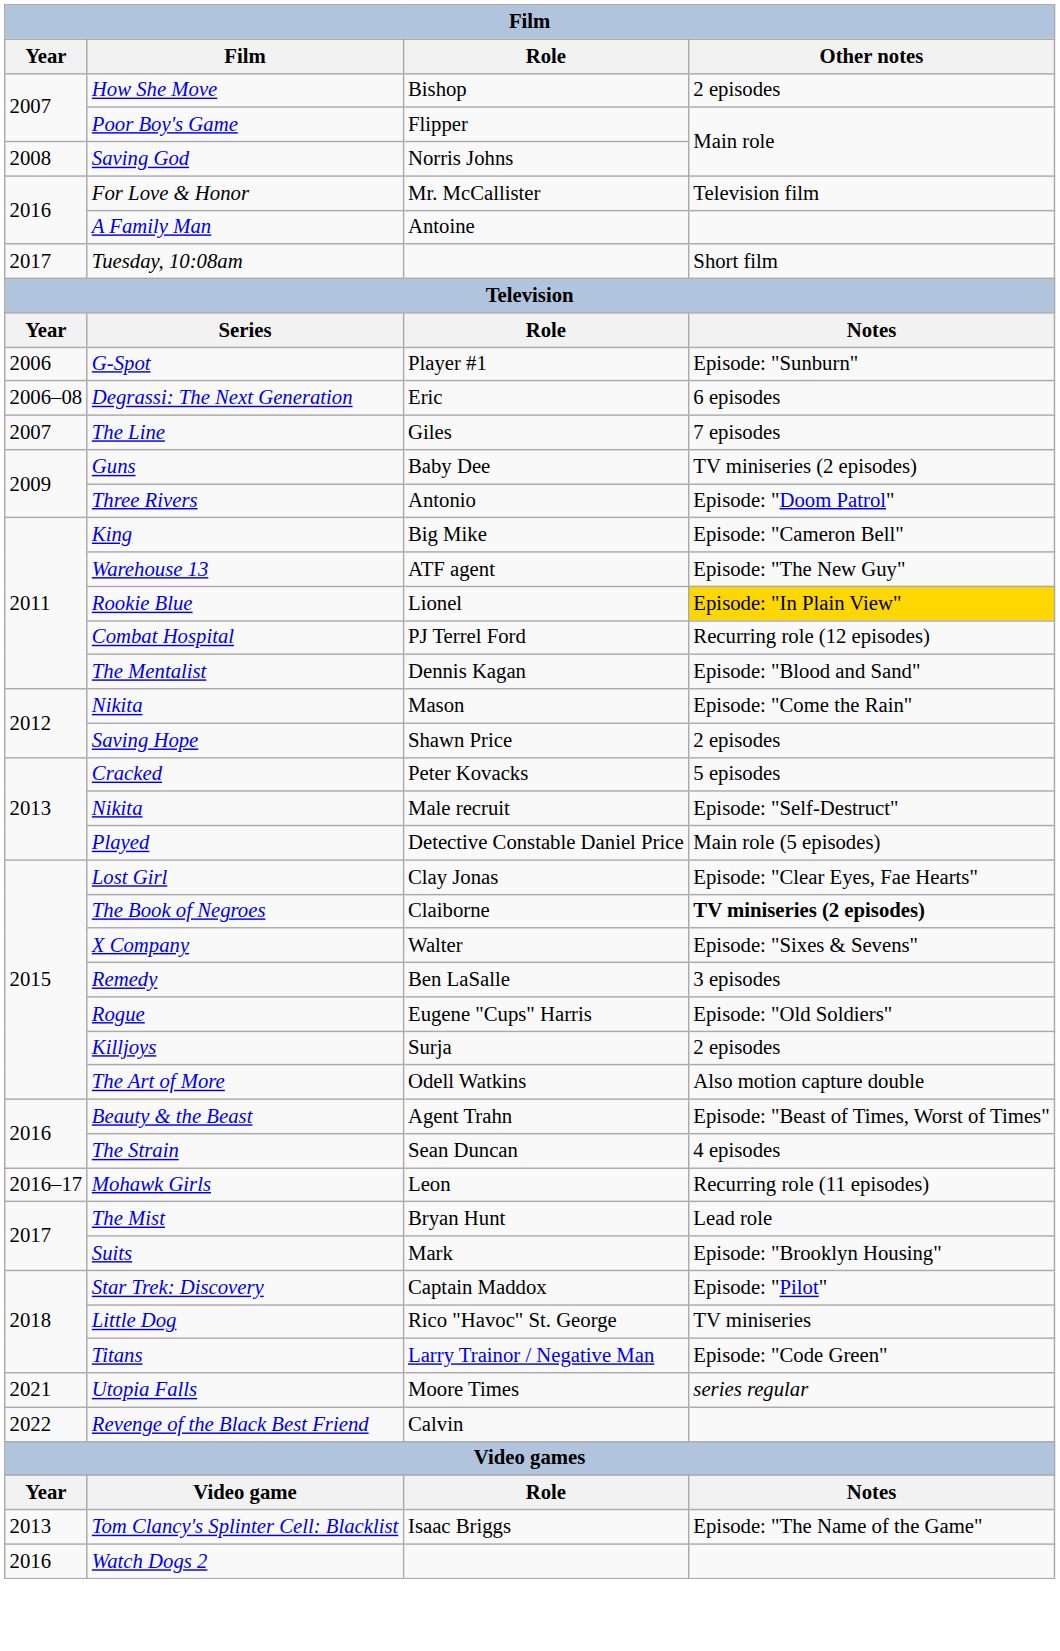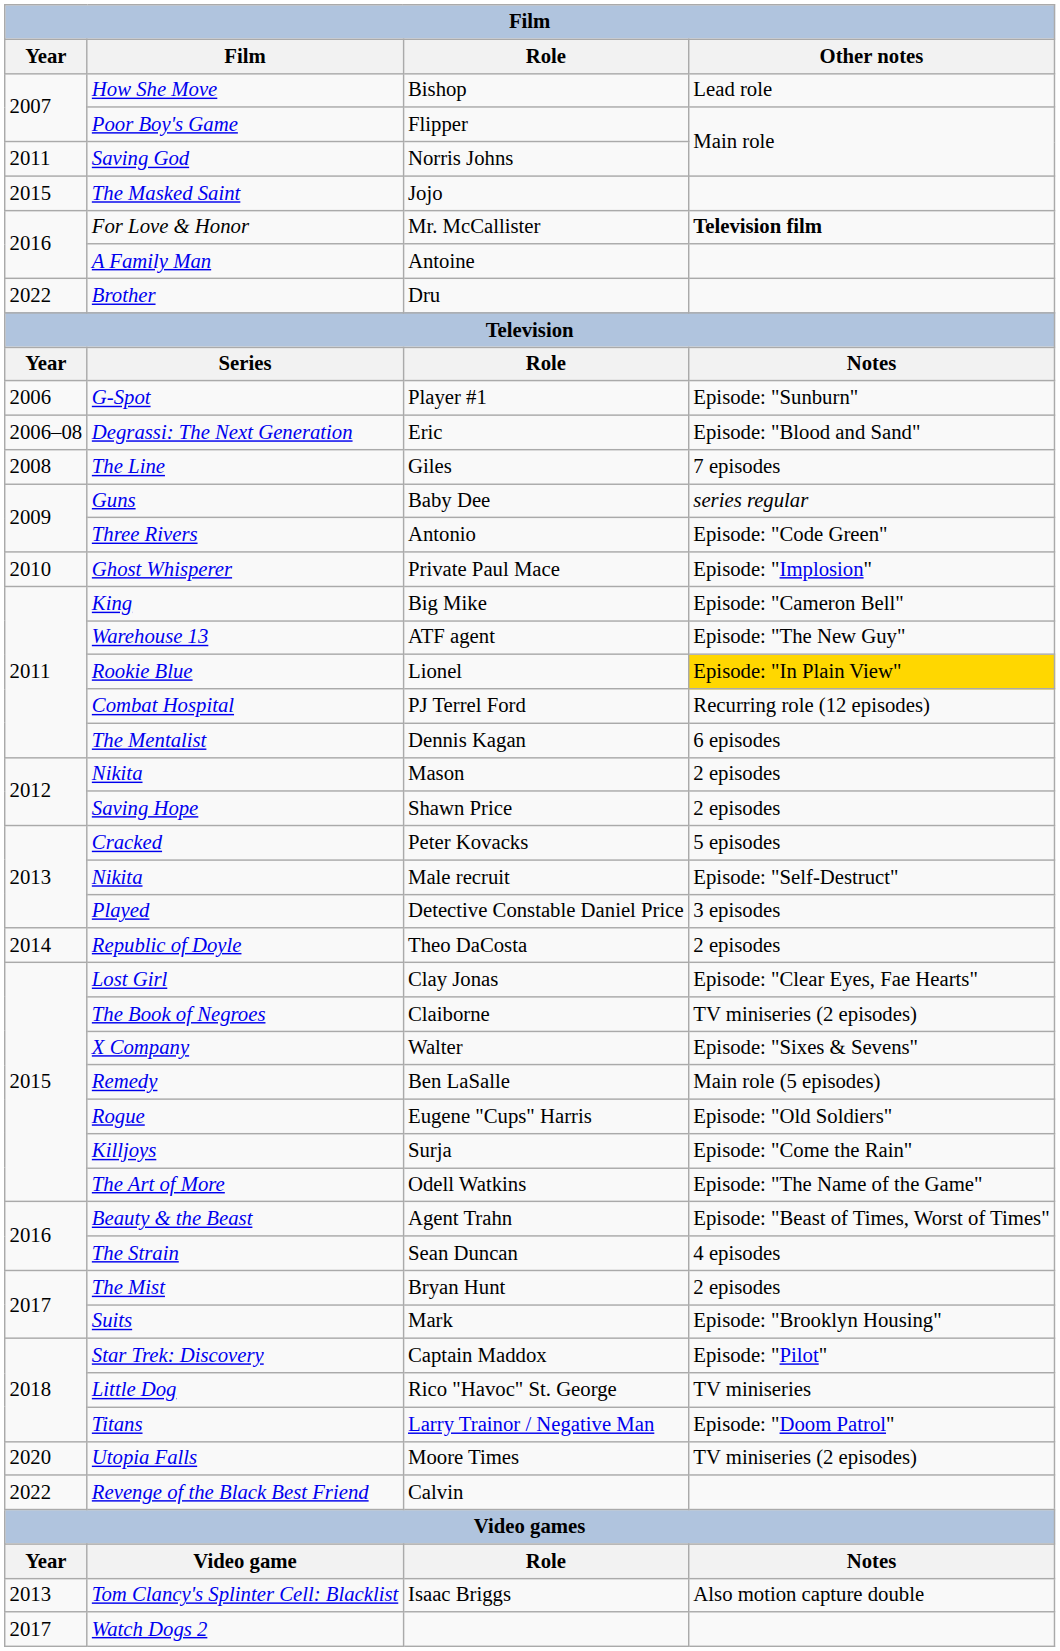(737, 90) 2 episodes -> (733, 90) Lead role
(30, 158) 2008 -> (30, 158) 2011
+ row: (166, 192)
(756, 192) normal -> (758, 227) bold
- row: (167, 261)
+ row: (124, 295)
(737, 398) 6 episodes -> (807, 432) Episode: "Blood and Sand"
(30, 432) 2007 -> (30, 466) 2008
(805, 466) TV miniseries (2 episodes) -> (751, 500) series regular
(794, 500) Episode: "Doom Patrol" -> (790, 534) Episode: "Code Green"
+ row: (162, 569)
(807, 671) Episode: "Blood and Sand" -> (737, 740) 6 episodes
(803, 705) Episode: "Come the Rain" -> (737, 774) 2 episodes
(787, 842) Main role (5 episodes) -> (737, 911) 3 episodes
+ row: (167, 945)
(809, 911) bold -> (805, 1013) normal
(737, 979) 3 episodes -> (787, 1082) Main role (5 episodes)
(737, 1047) 2 episodes -> (803, 1150) Episode: "Come the Rain"
(809, 1082) Also motion capture double -> (838, 1184) Episode: "The Name of the Game"
- row: (151, 1184)
(733, 1218) Lead role -> (737, 1287) 2 episodes
(790, 1355) Episode: "Code Green" -> (794, 1424) Episode: "Doom Patrol"
(30, 1389) 2021 -> (30, 1458) 2020
(751, 1389) series regular -> (805, 1458) TV miniseries (2 episodes)
(838, 1526) Episode: "The Name of the Game" -> (809, 1595) Also motion capture double
(30, 1560) 2016 -> (30, 1629) 2017
